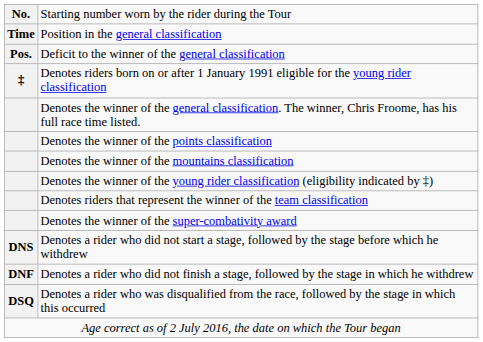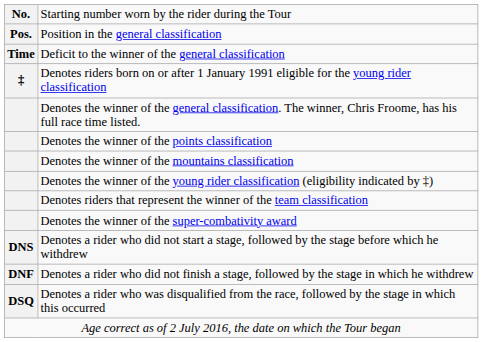(21, 34) Time -> (21, 34) Pos.
(21, 53) Pos. -> (21, 53) Time
